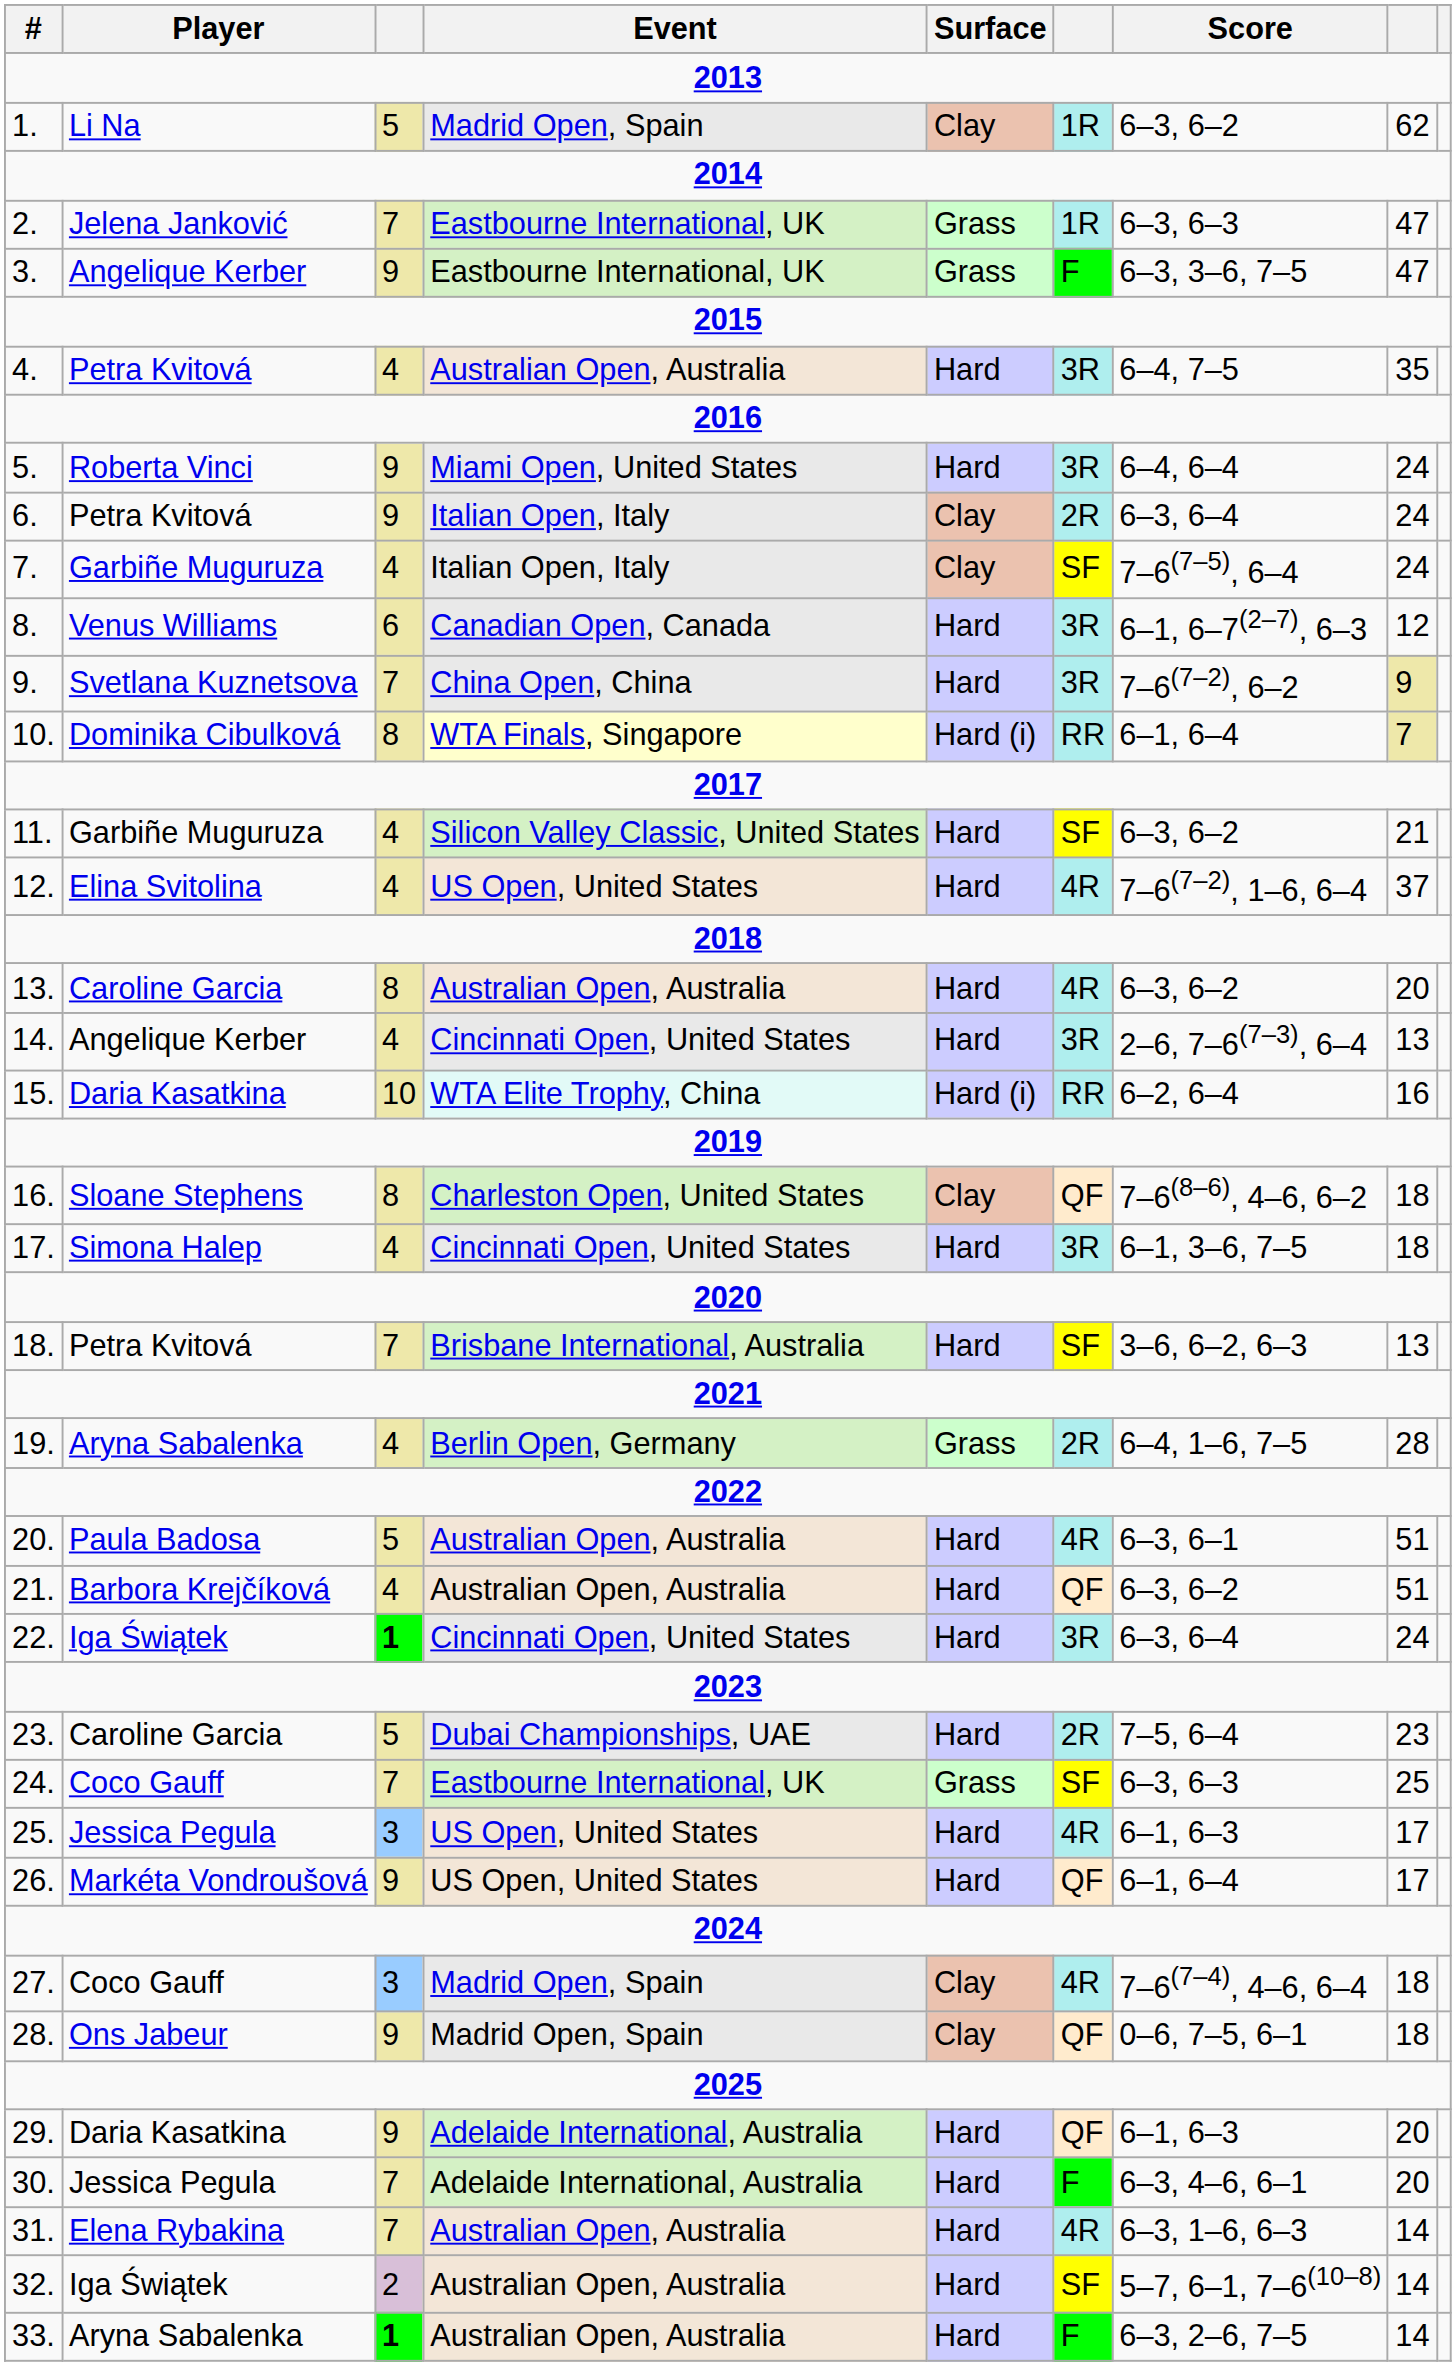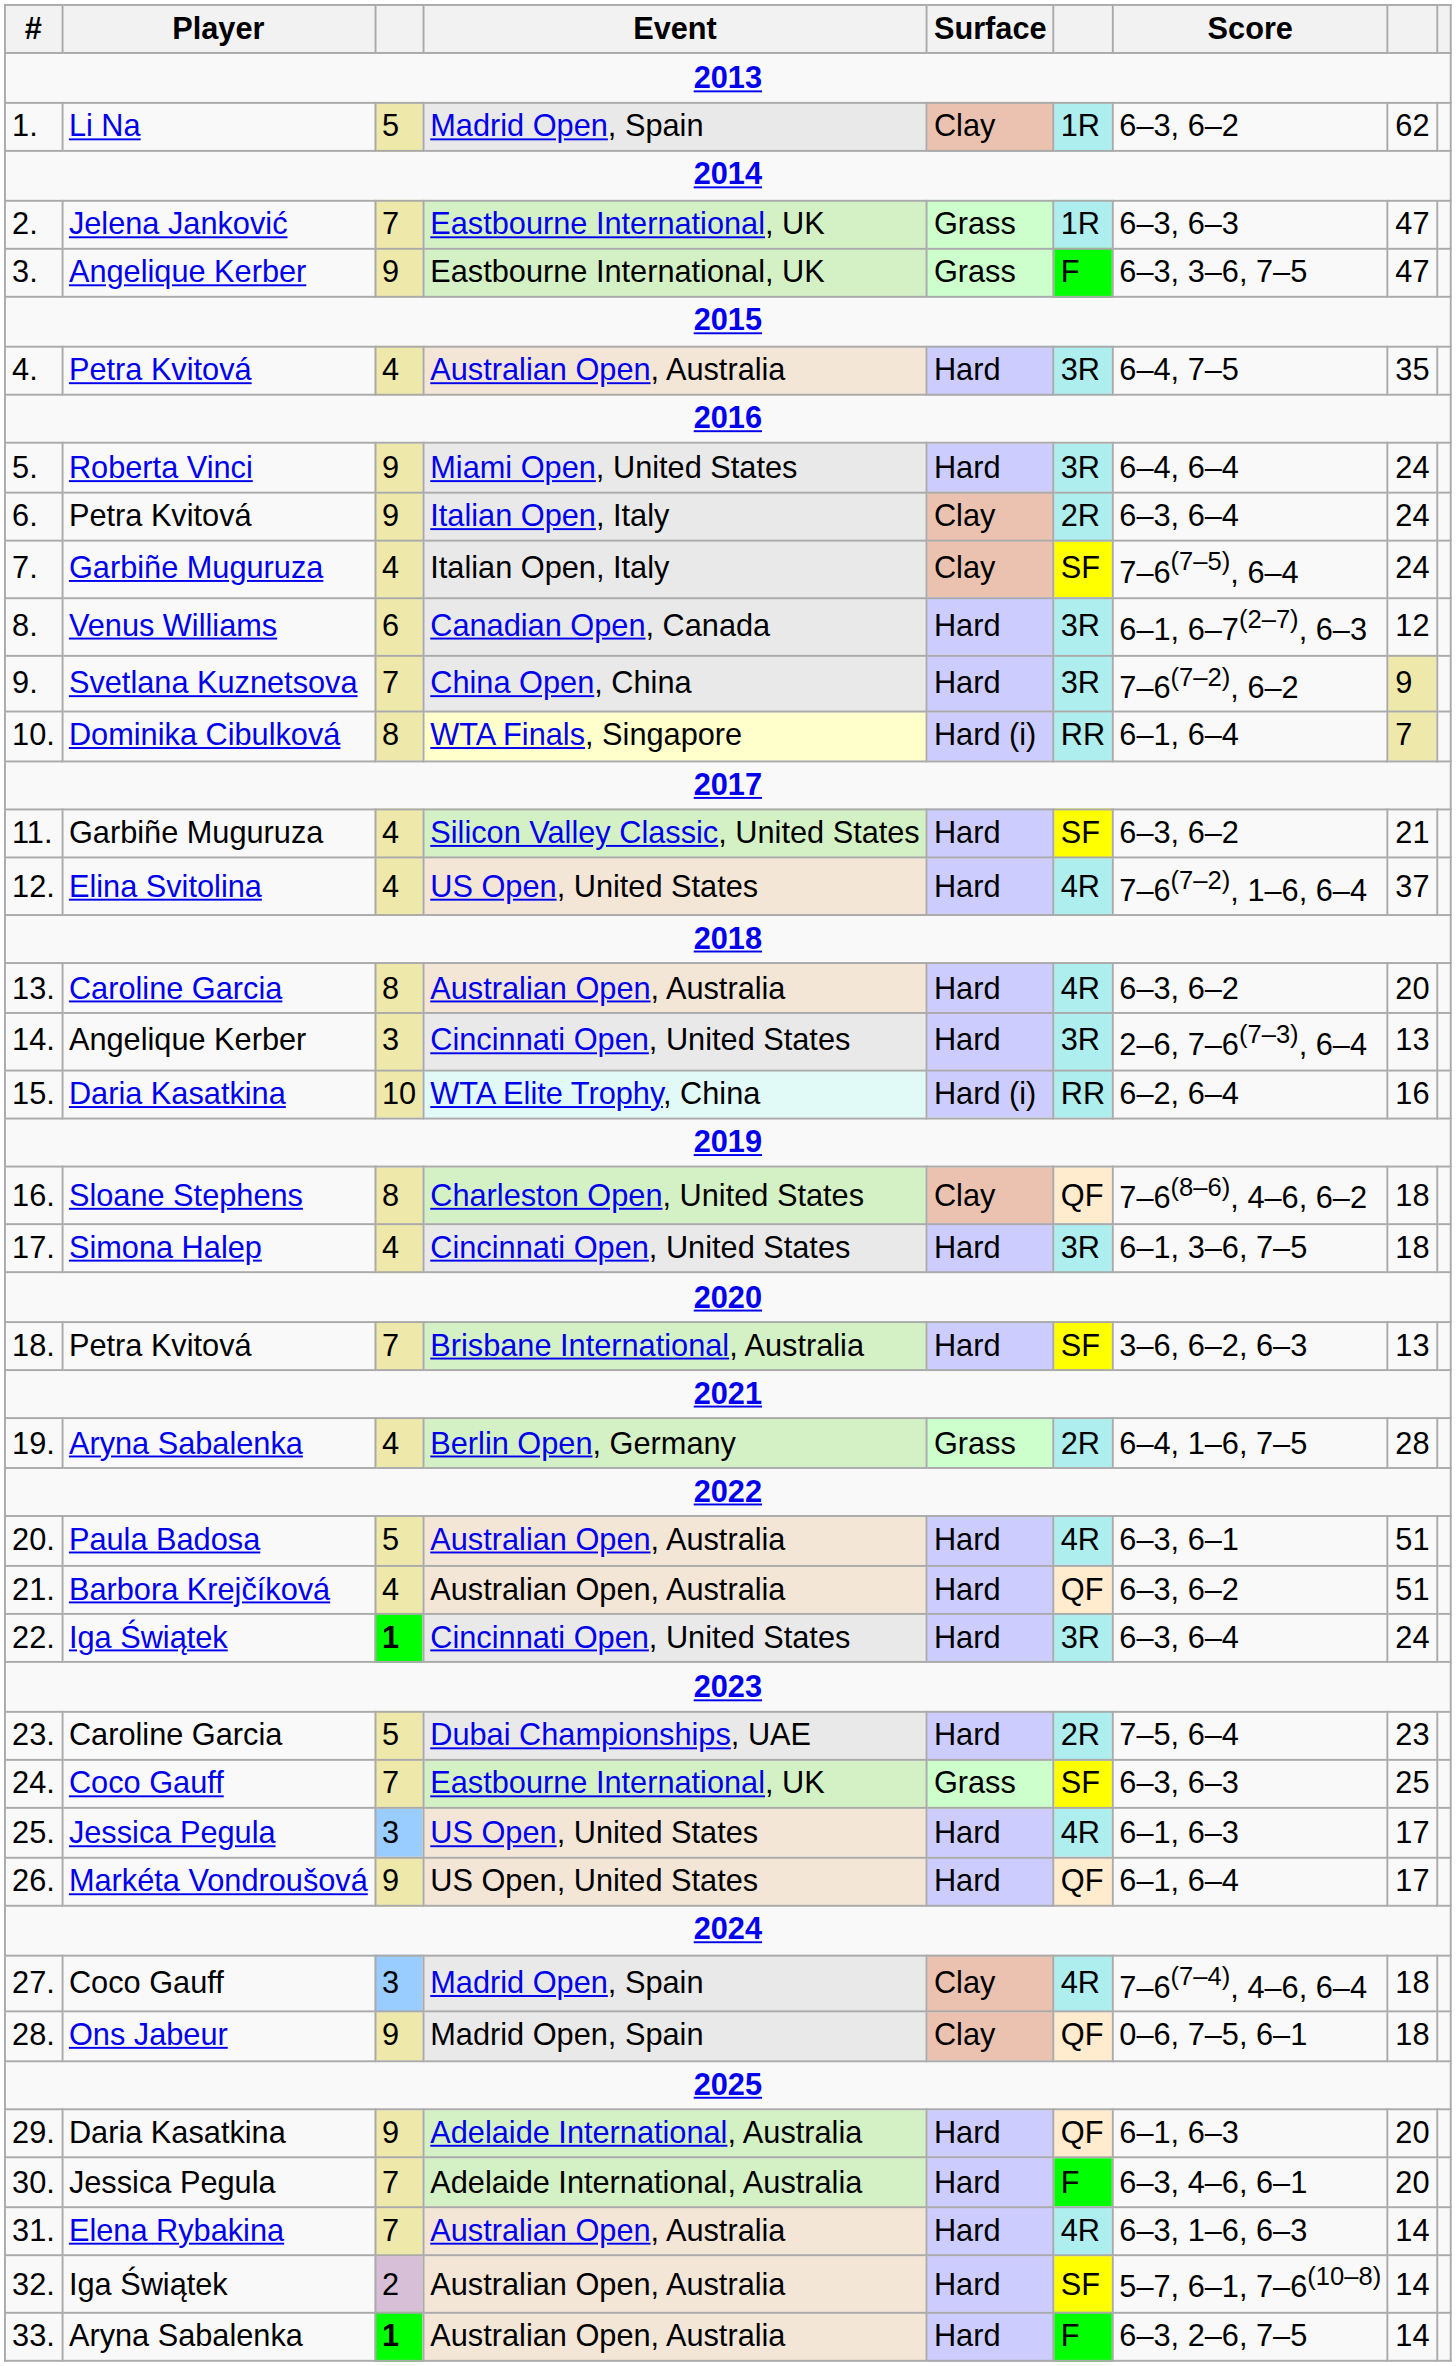(390, 1040) 4 -> (390, 1040) 3
